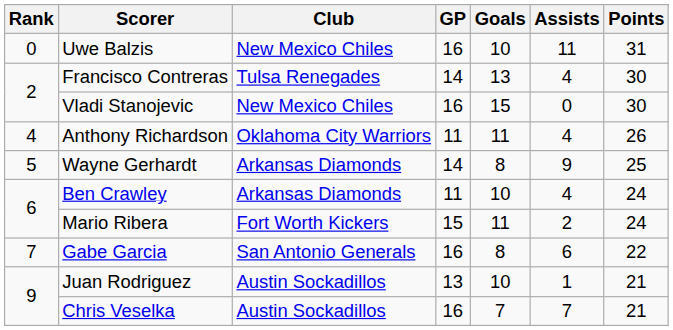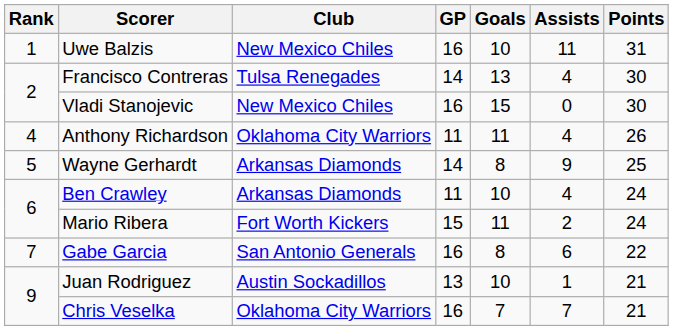(31, 48) 0 -> (31, 48) 1
(311, 310) Austin Sockadillos -> (334, 310) Oklahoma City Warriors
